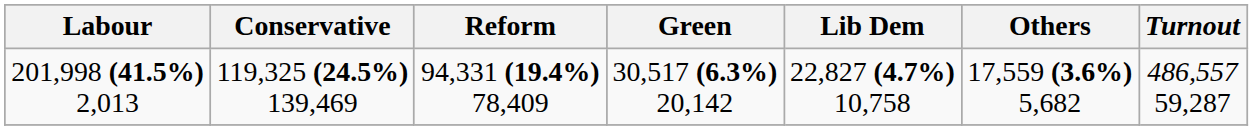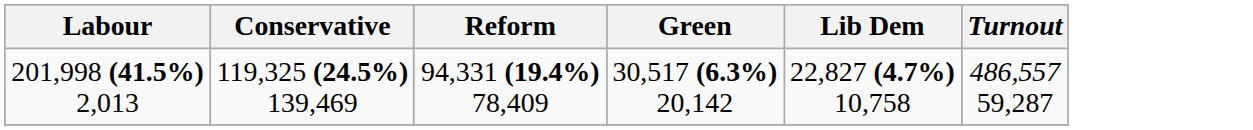- column: (1050, 26)
